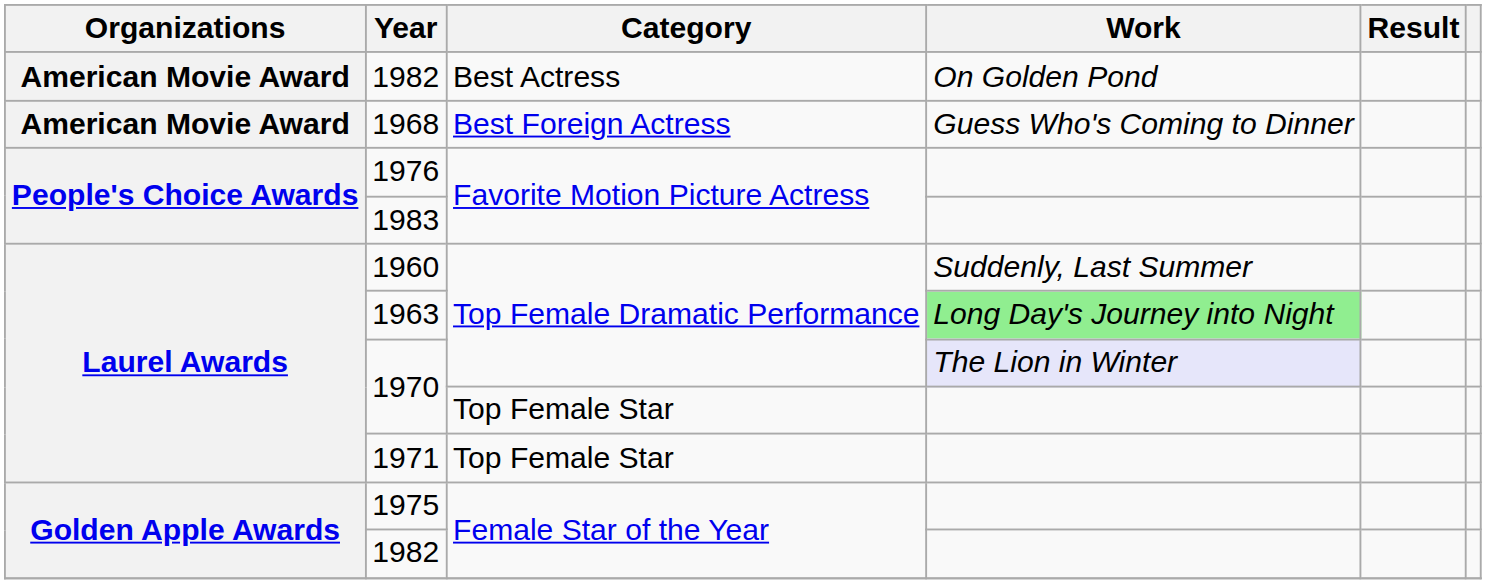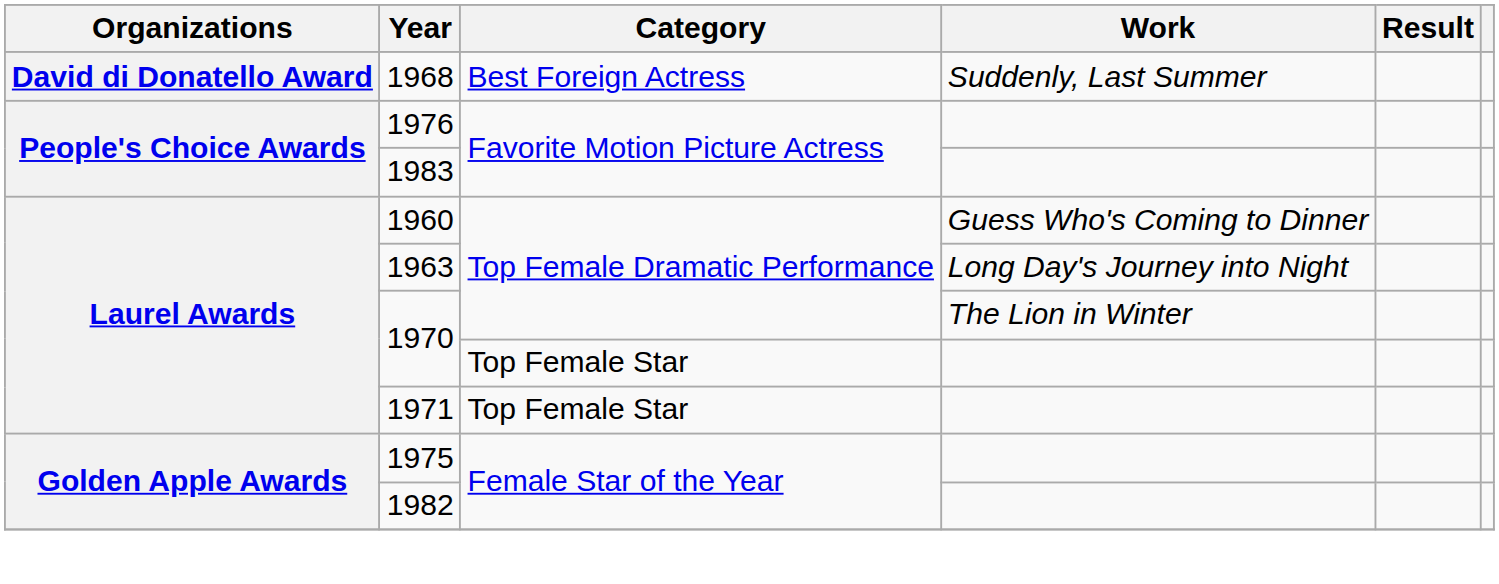- row: (406, 76)
(185, 123) American Movie Award -> (192, 76) David di Donatello Award
(1143, 123) Guess Who's Coming to Dinner -> (1107, 76) Suddenly, Last Summer
(1093, 266) Suddenly, Last Summer -> (1158, 219) Guess Who's Coming to Dinner
(1133, 314) lightgreen background -> (1148, 266) no background
(1055, 362) lavender background -> (1070, 314) no background
